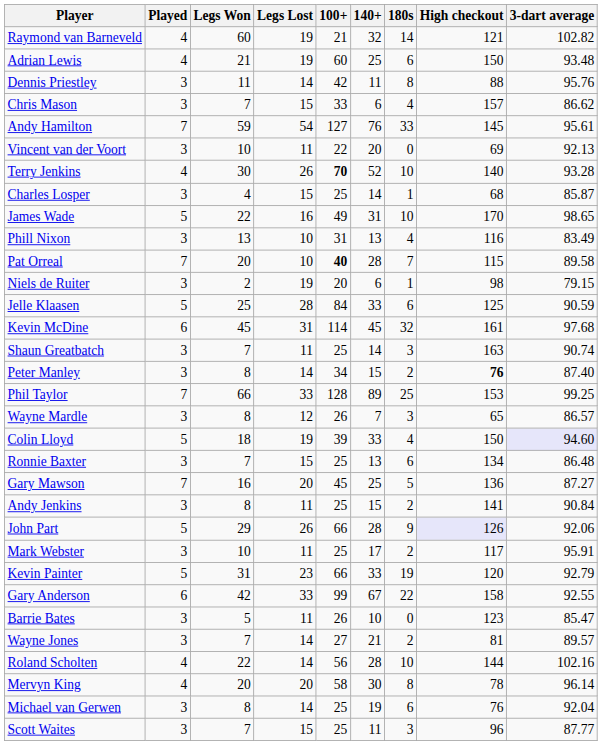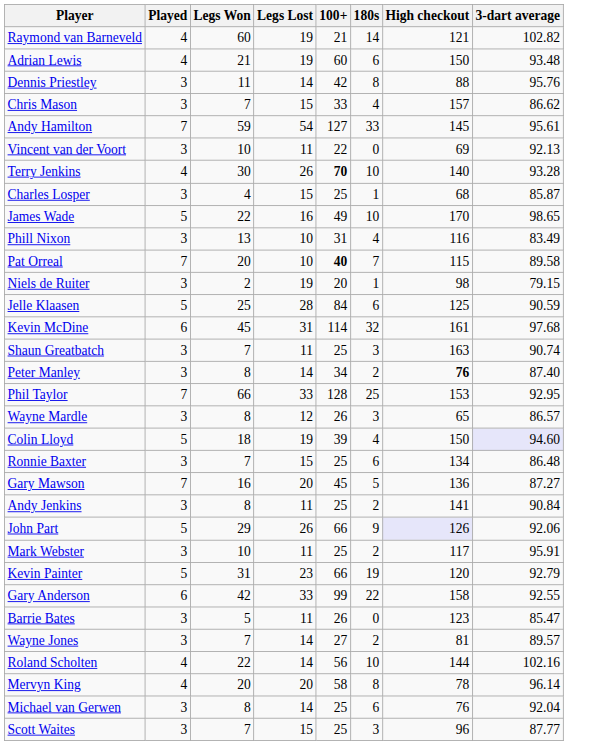- column: (368, 15)
(579, 395) 99.25 -> (545, 395) 92.95
